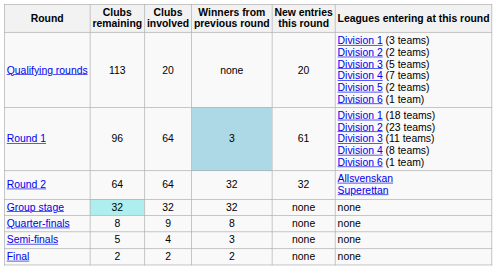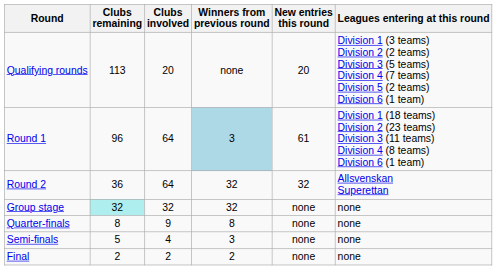(117, 185) 64 -> (117, 185) 36
